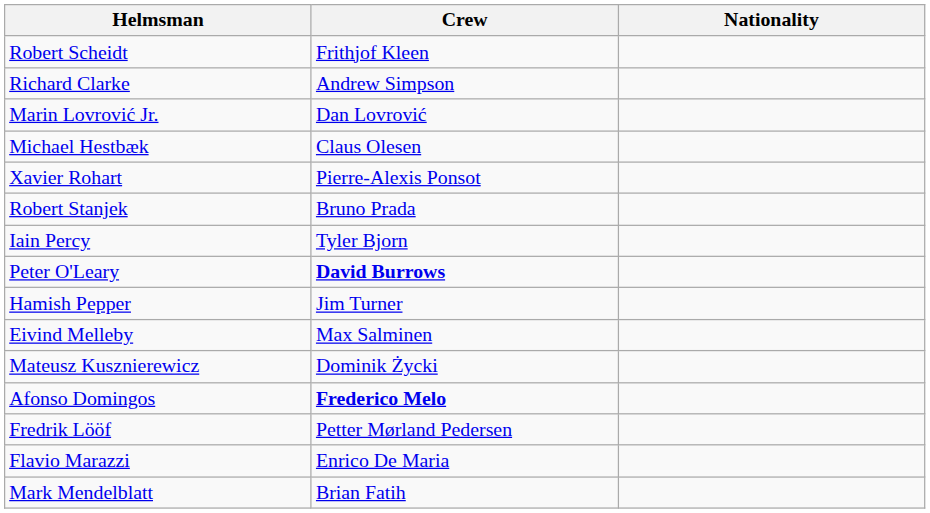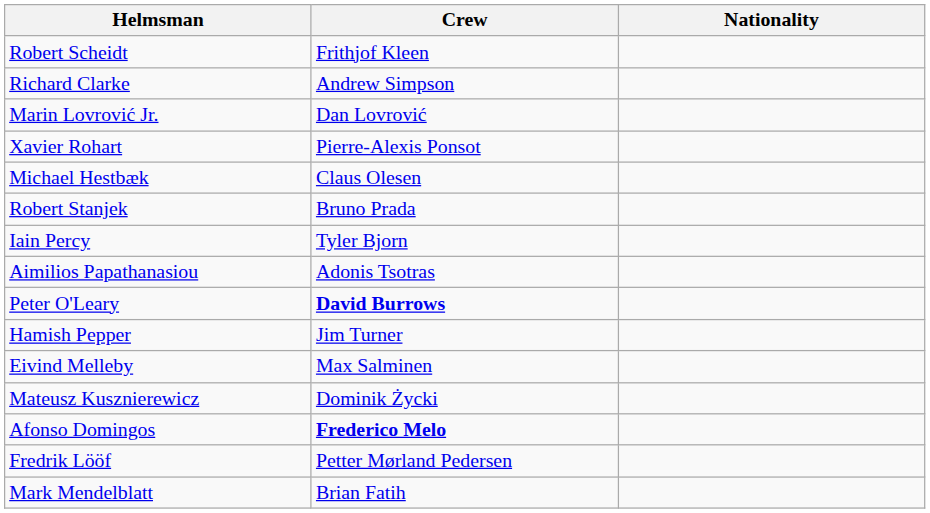rows swapped: (79, 146) <-> (66, 177)
+ row: (104, 271)
- row: (70, 460)
